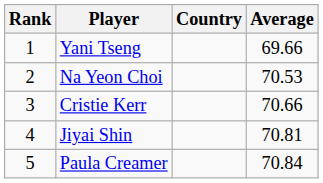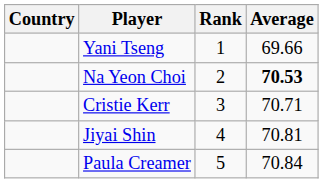columns swapped: (30, 18) <-> (209, 18)
(282, 76) normal -> (282, 76) bold
(282, 105) 70.66 -> (282, 105) 70.71
